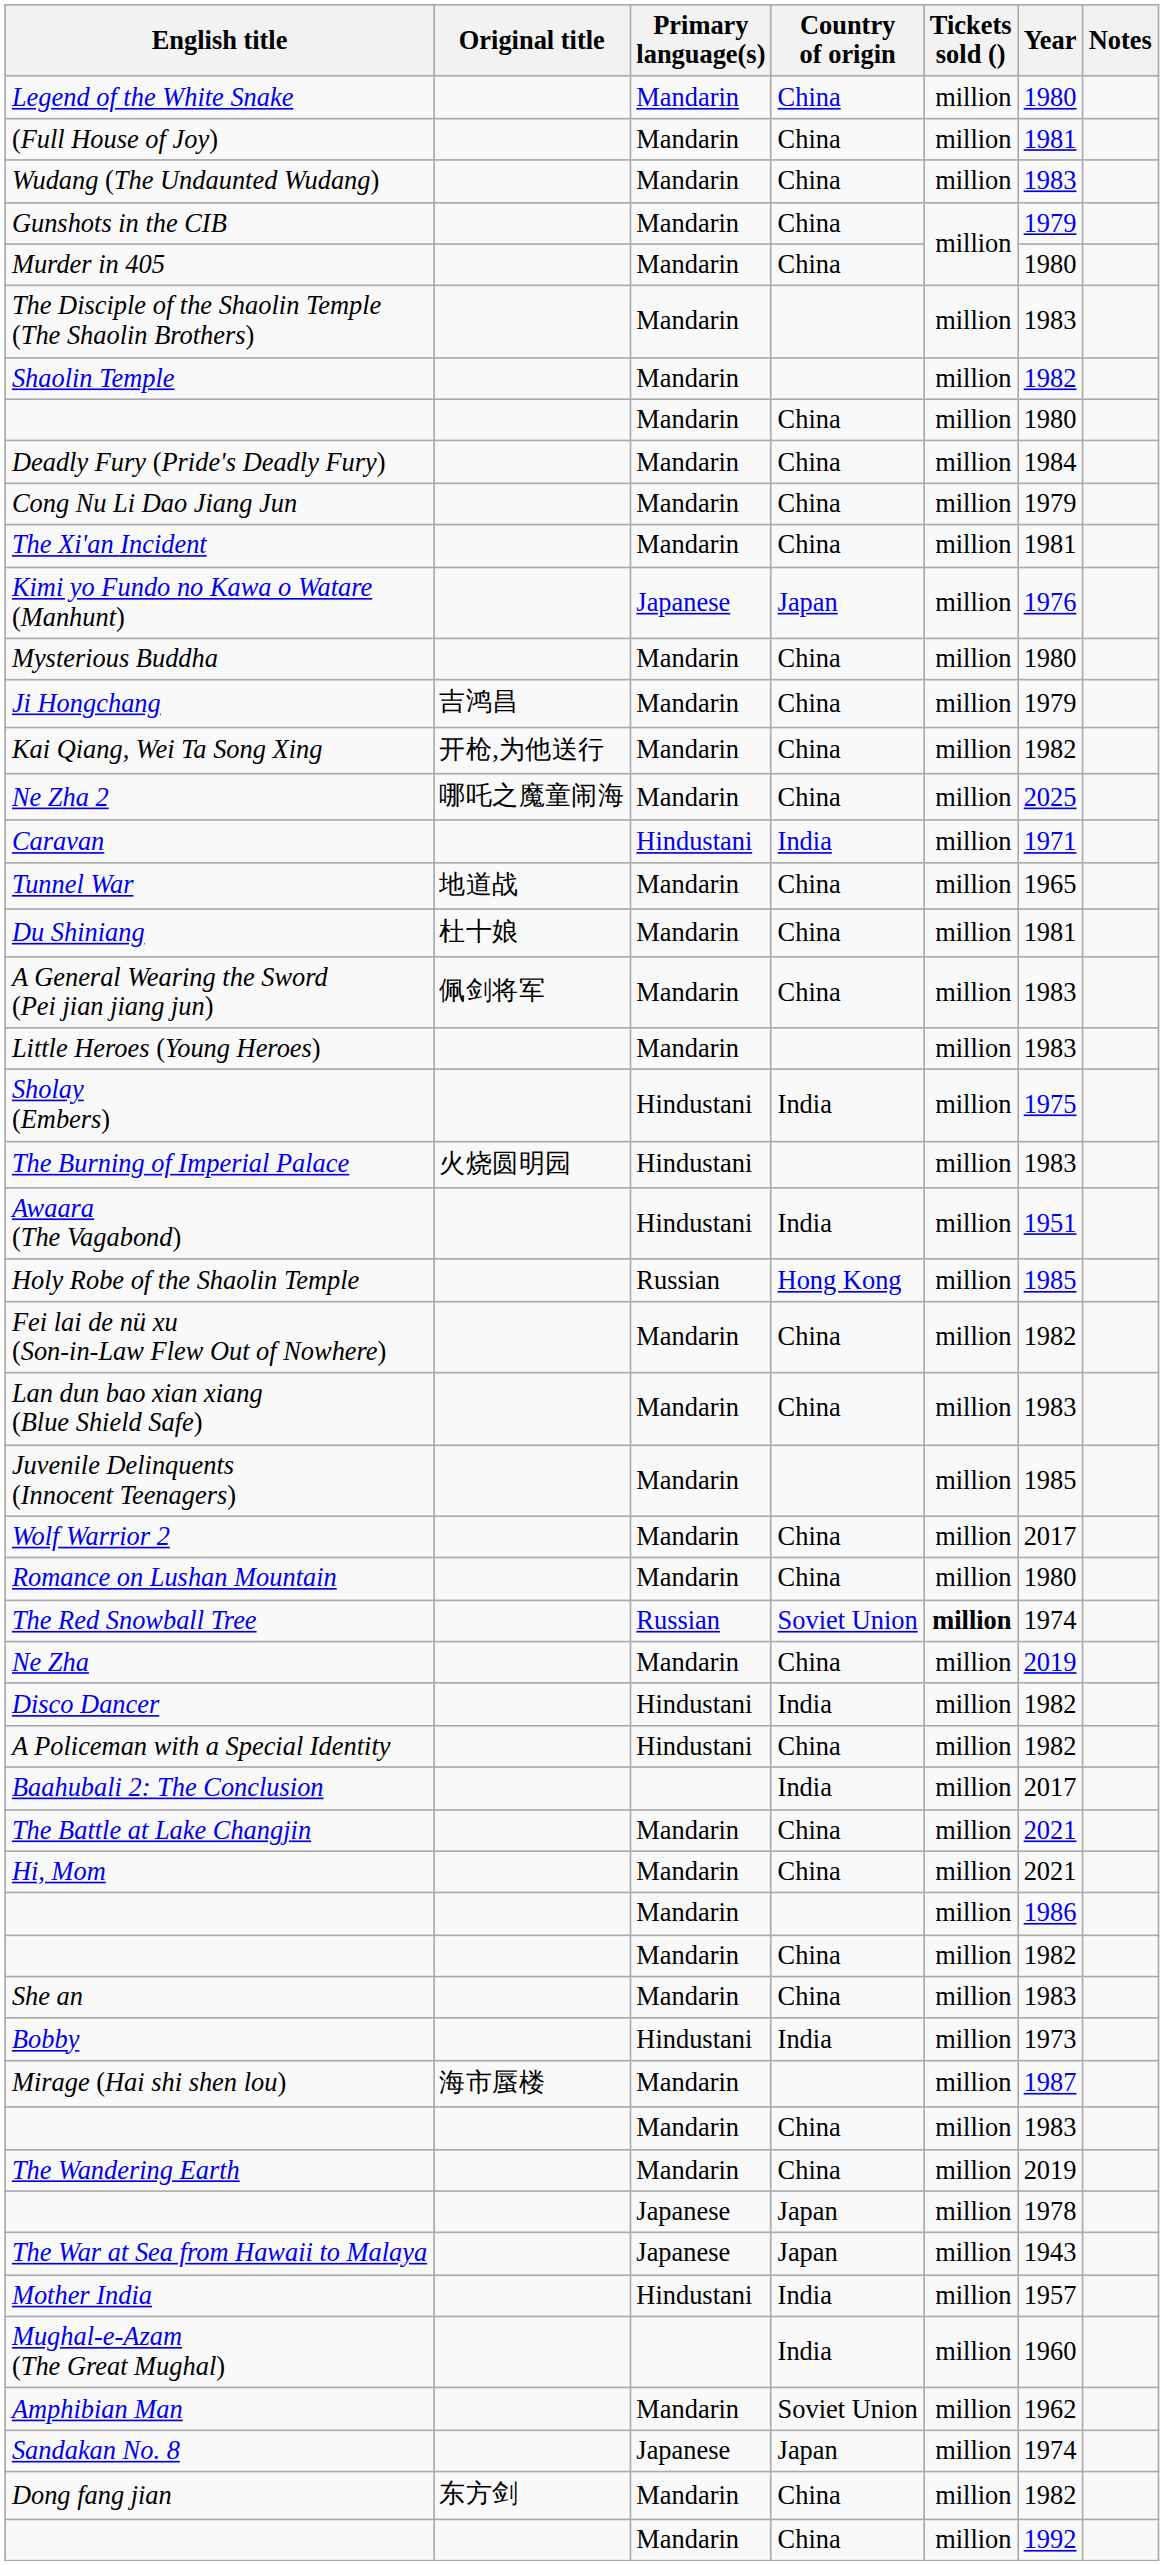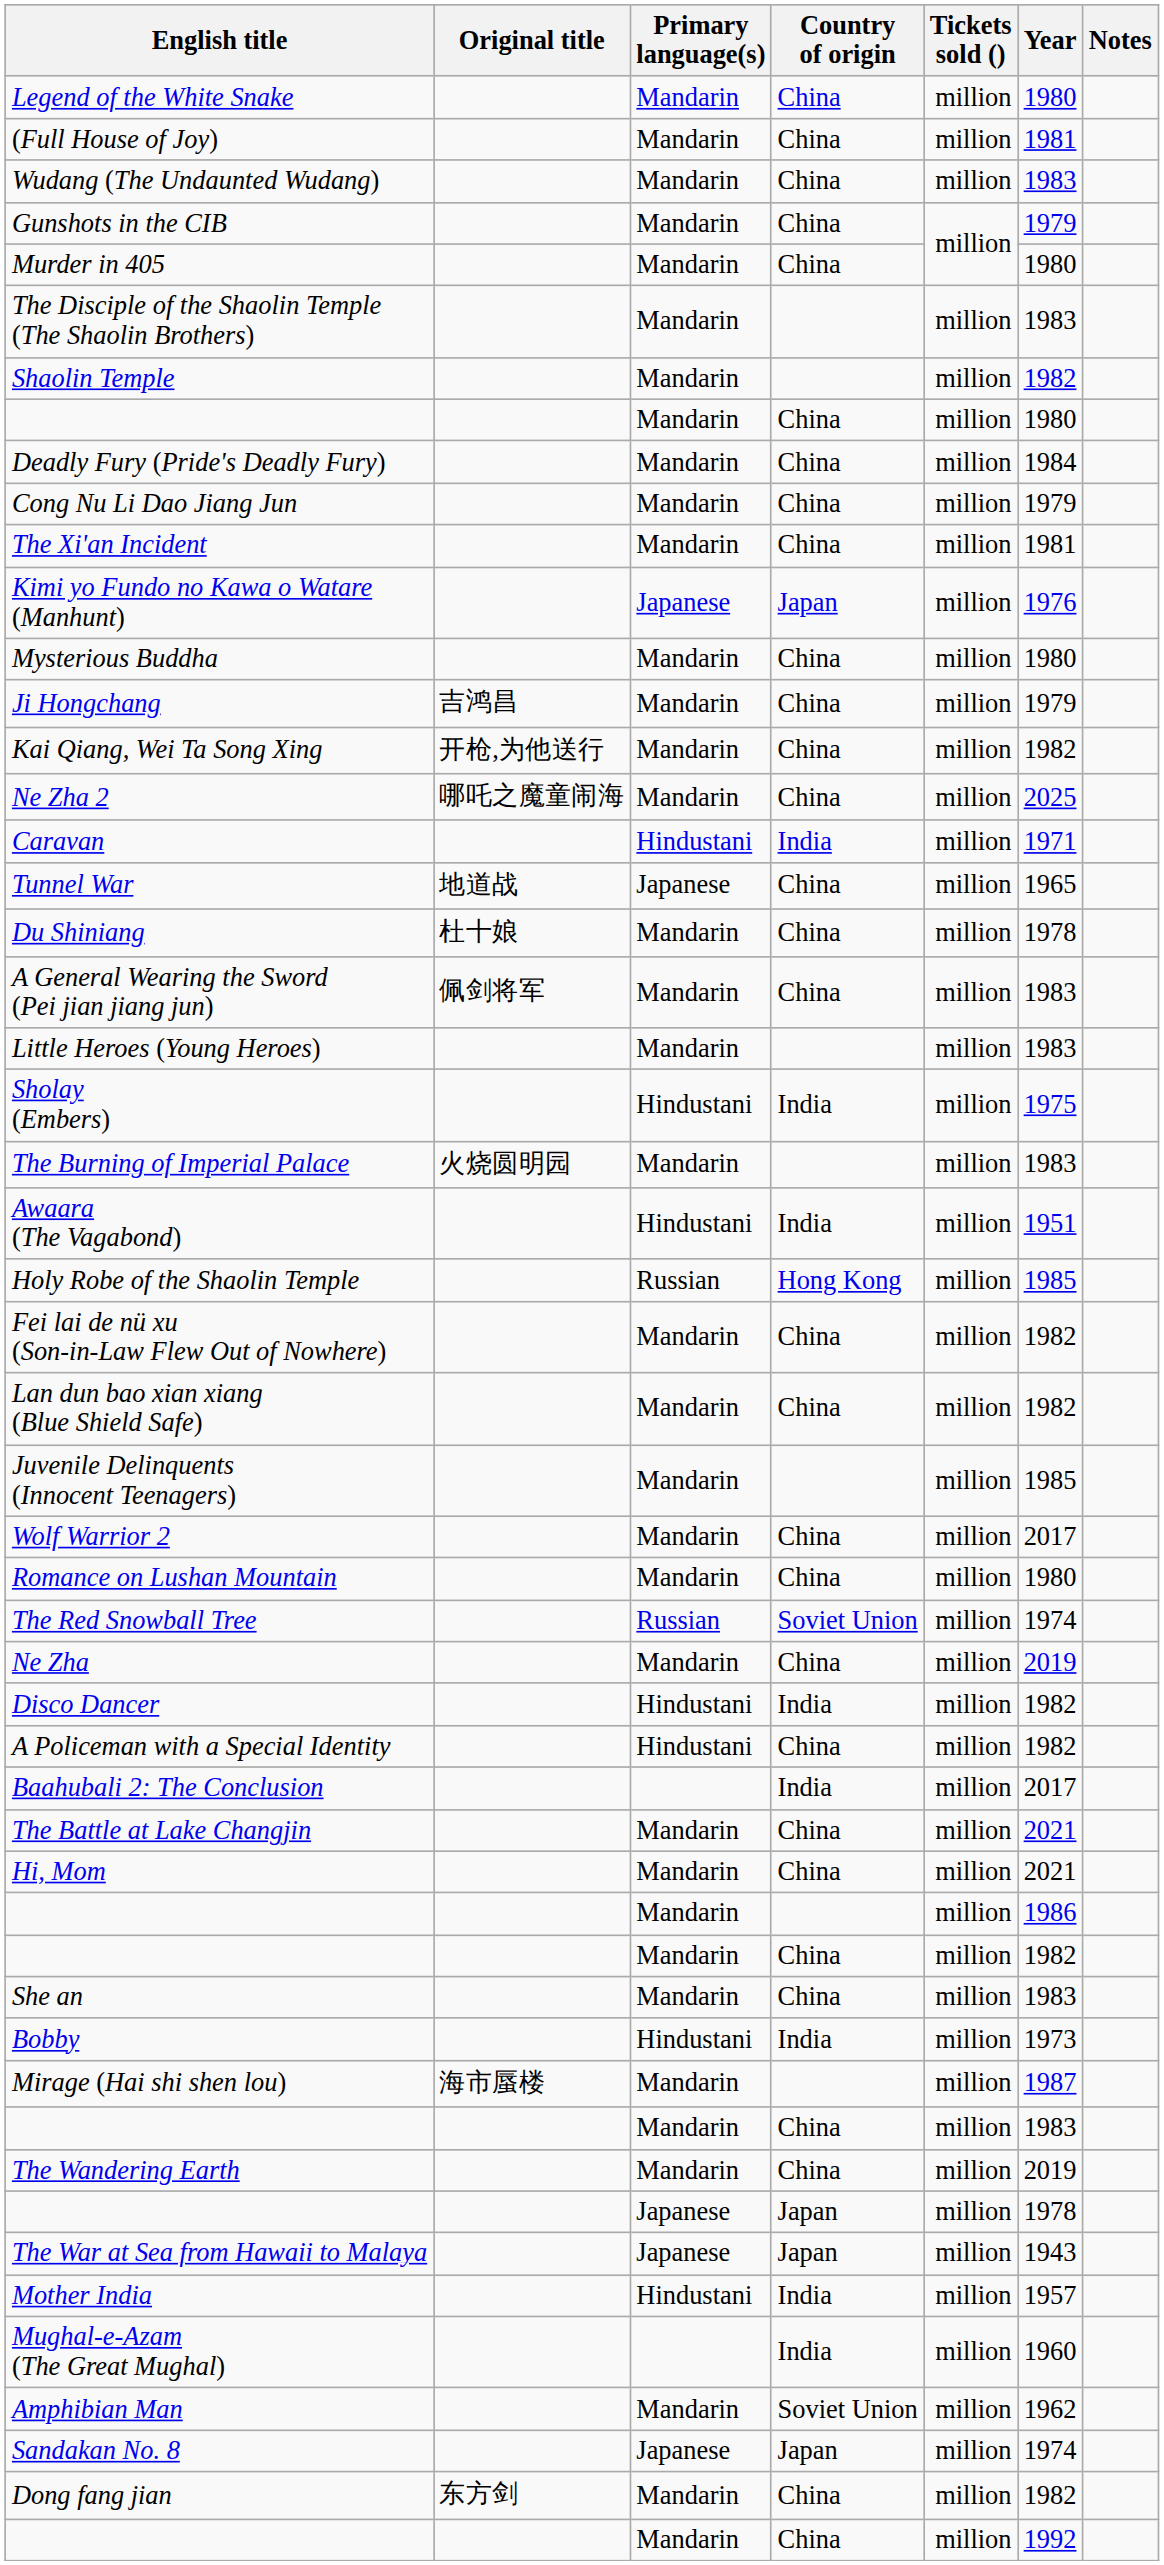(688, 885) Mandarin -> (683, 885) Japanese
(1050, 932) 1981 -> (1050, 932) 1978
(694, 1164) Hindustani -> (688, 1164) Mandarin
(1050, 1408) 1983 -> (1050, 1408) 1982
(972, 1620) bold -> (973, 1620) normal
